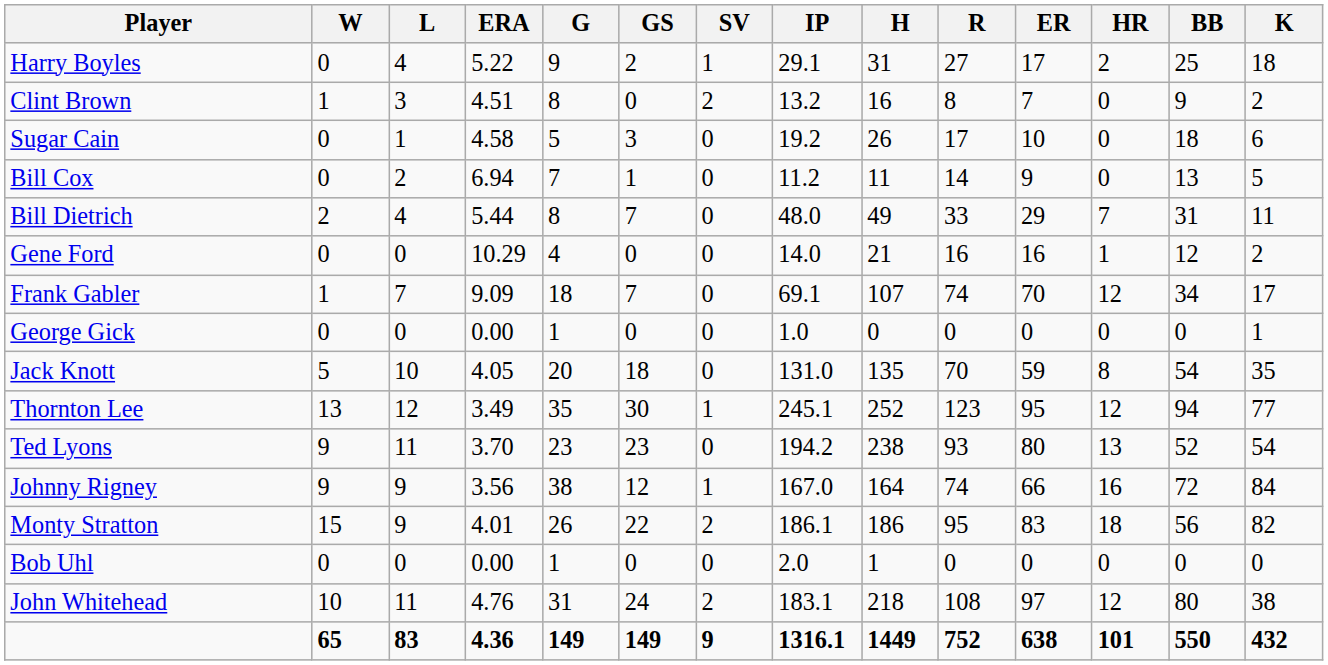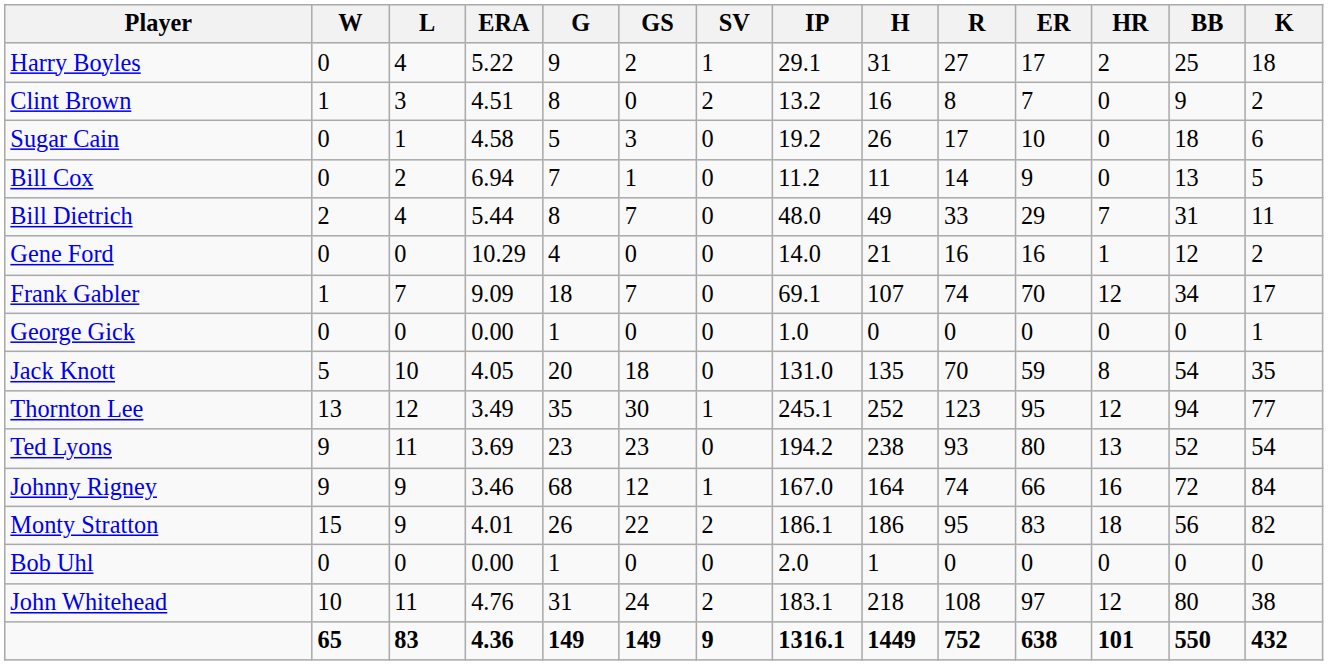(492, 448) 3.70 -> (492, 448) 3.69
(492, 486) 3.56 -> (492, 486) 3.46
(560, 486) 38 -> (560, 486) 68
